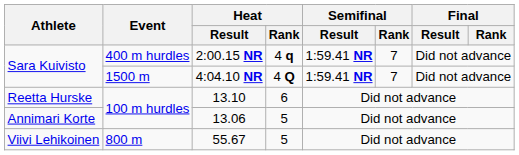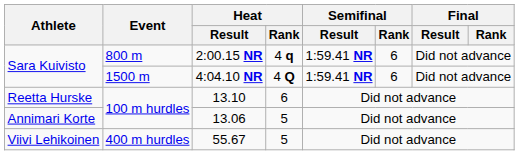(147, 56) 400 m hurdles -> (124, 56) 800 m
(394, 56) 7 -> (394, 56) 6
(394, 77) 7 -> (394, 77) 6
(124, 140) 800 m -> (147, 140) 400 m hurdles
